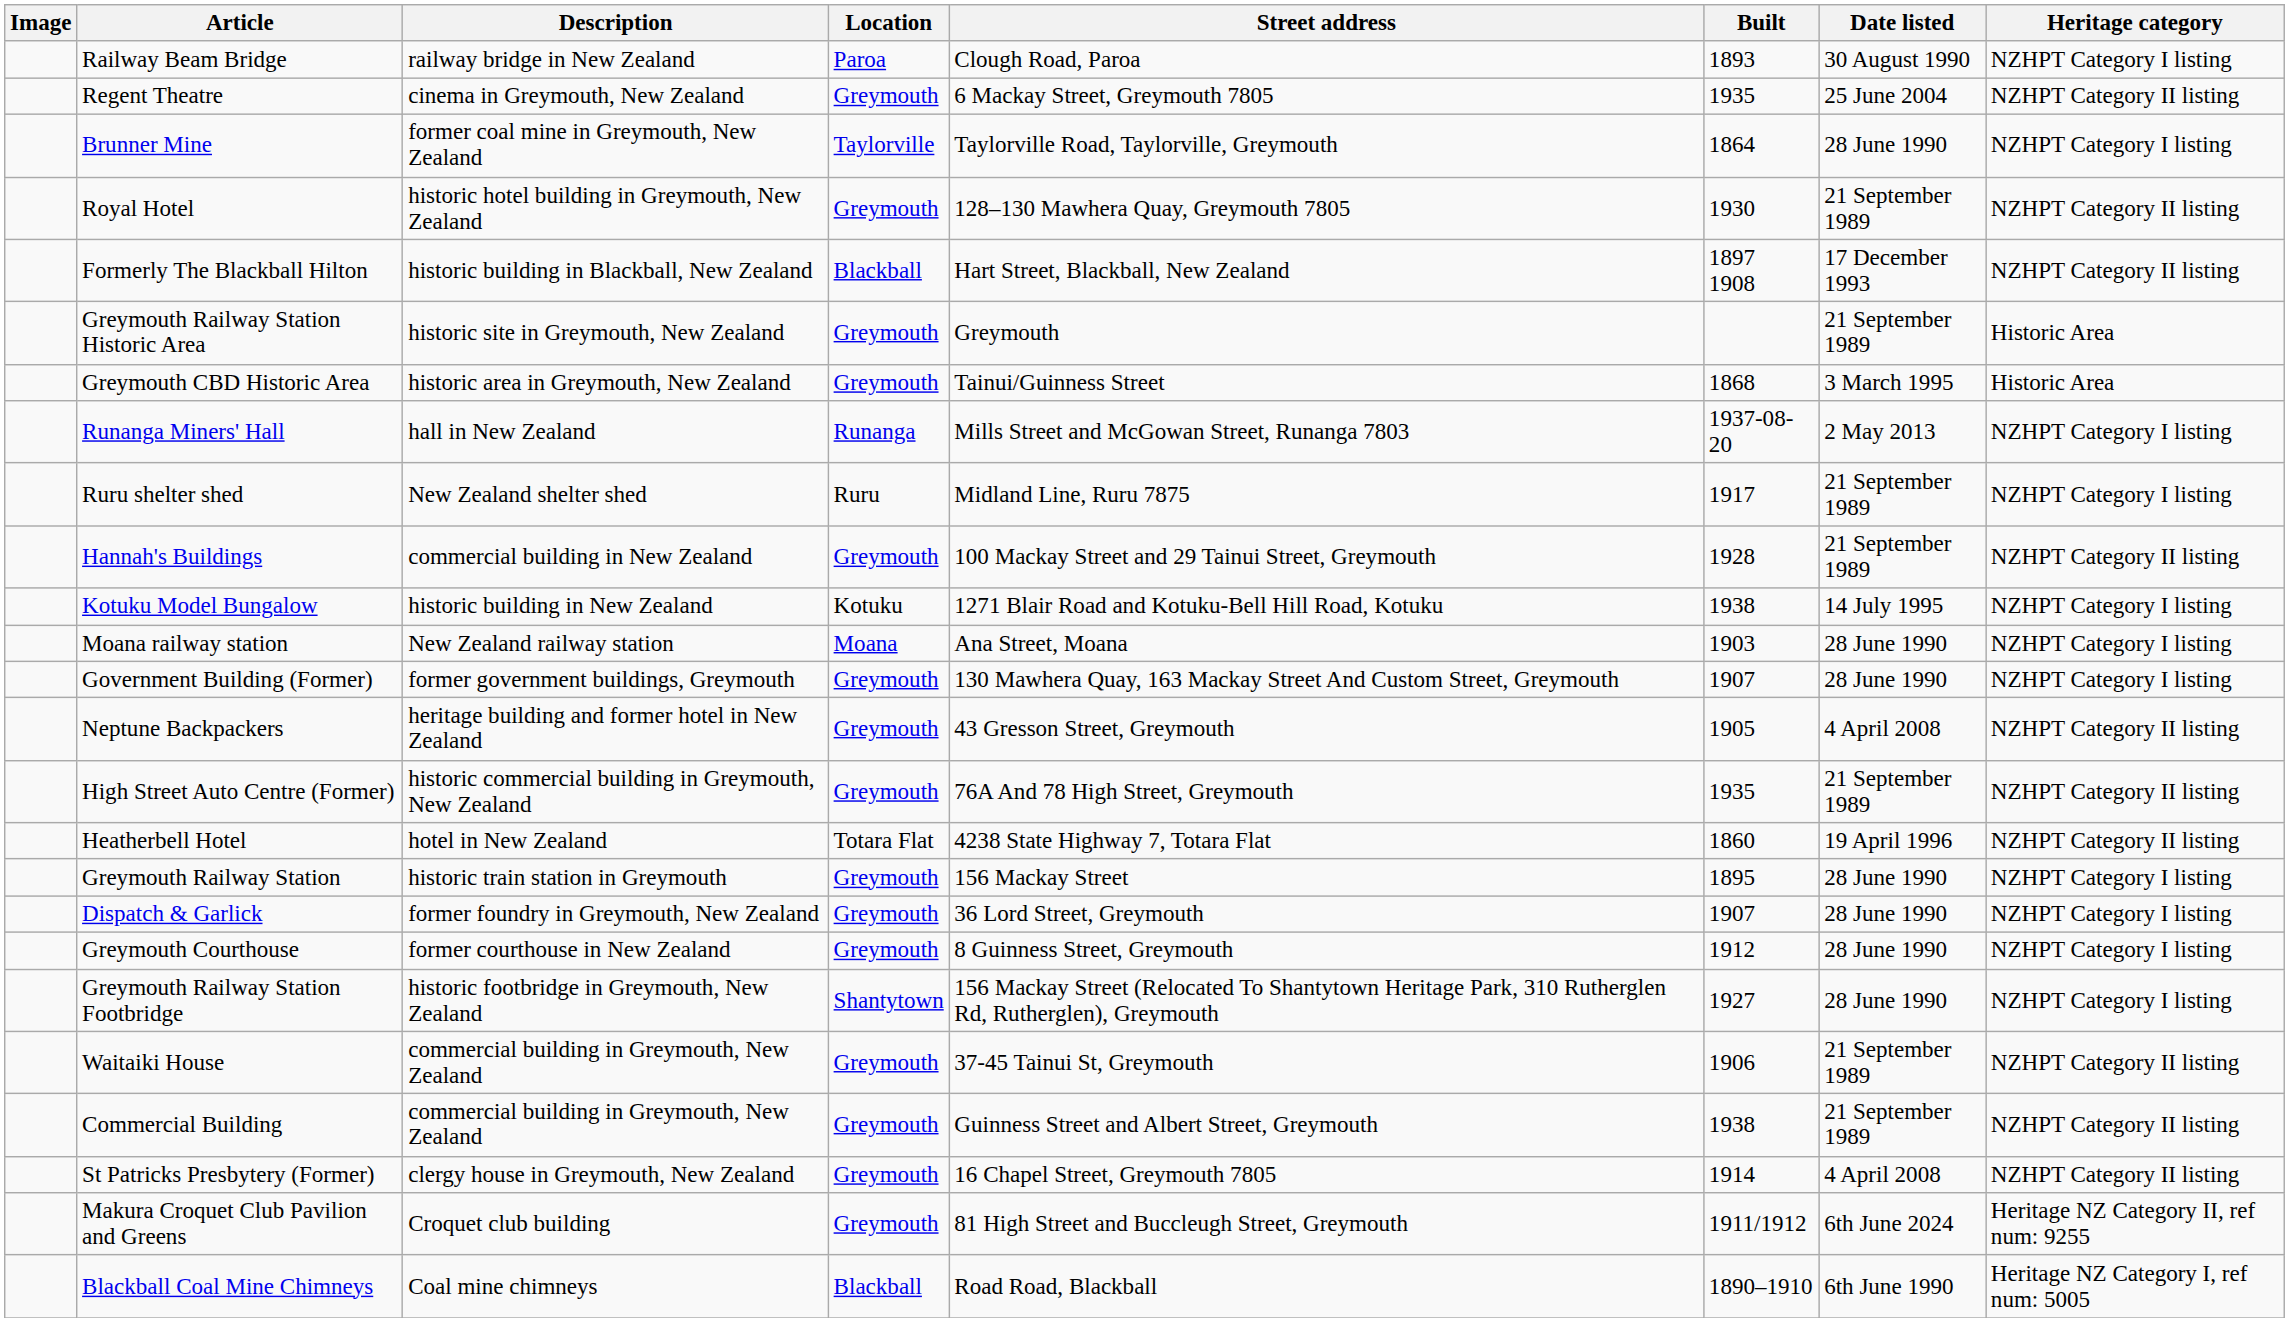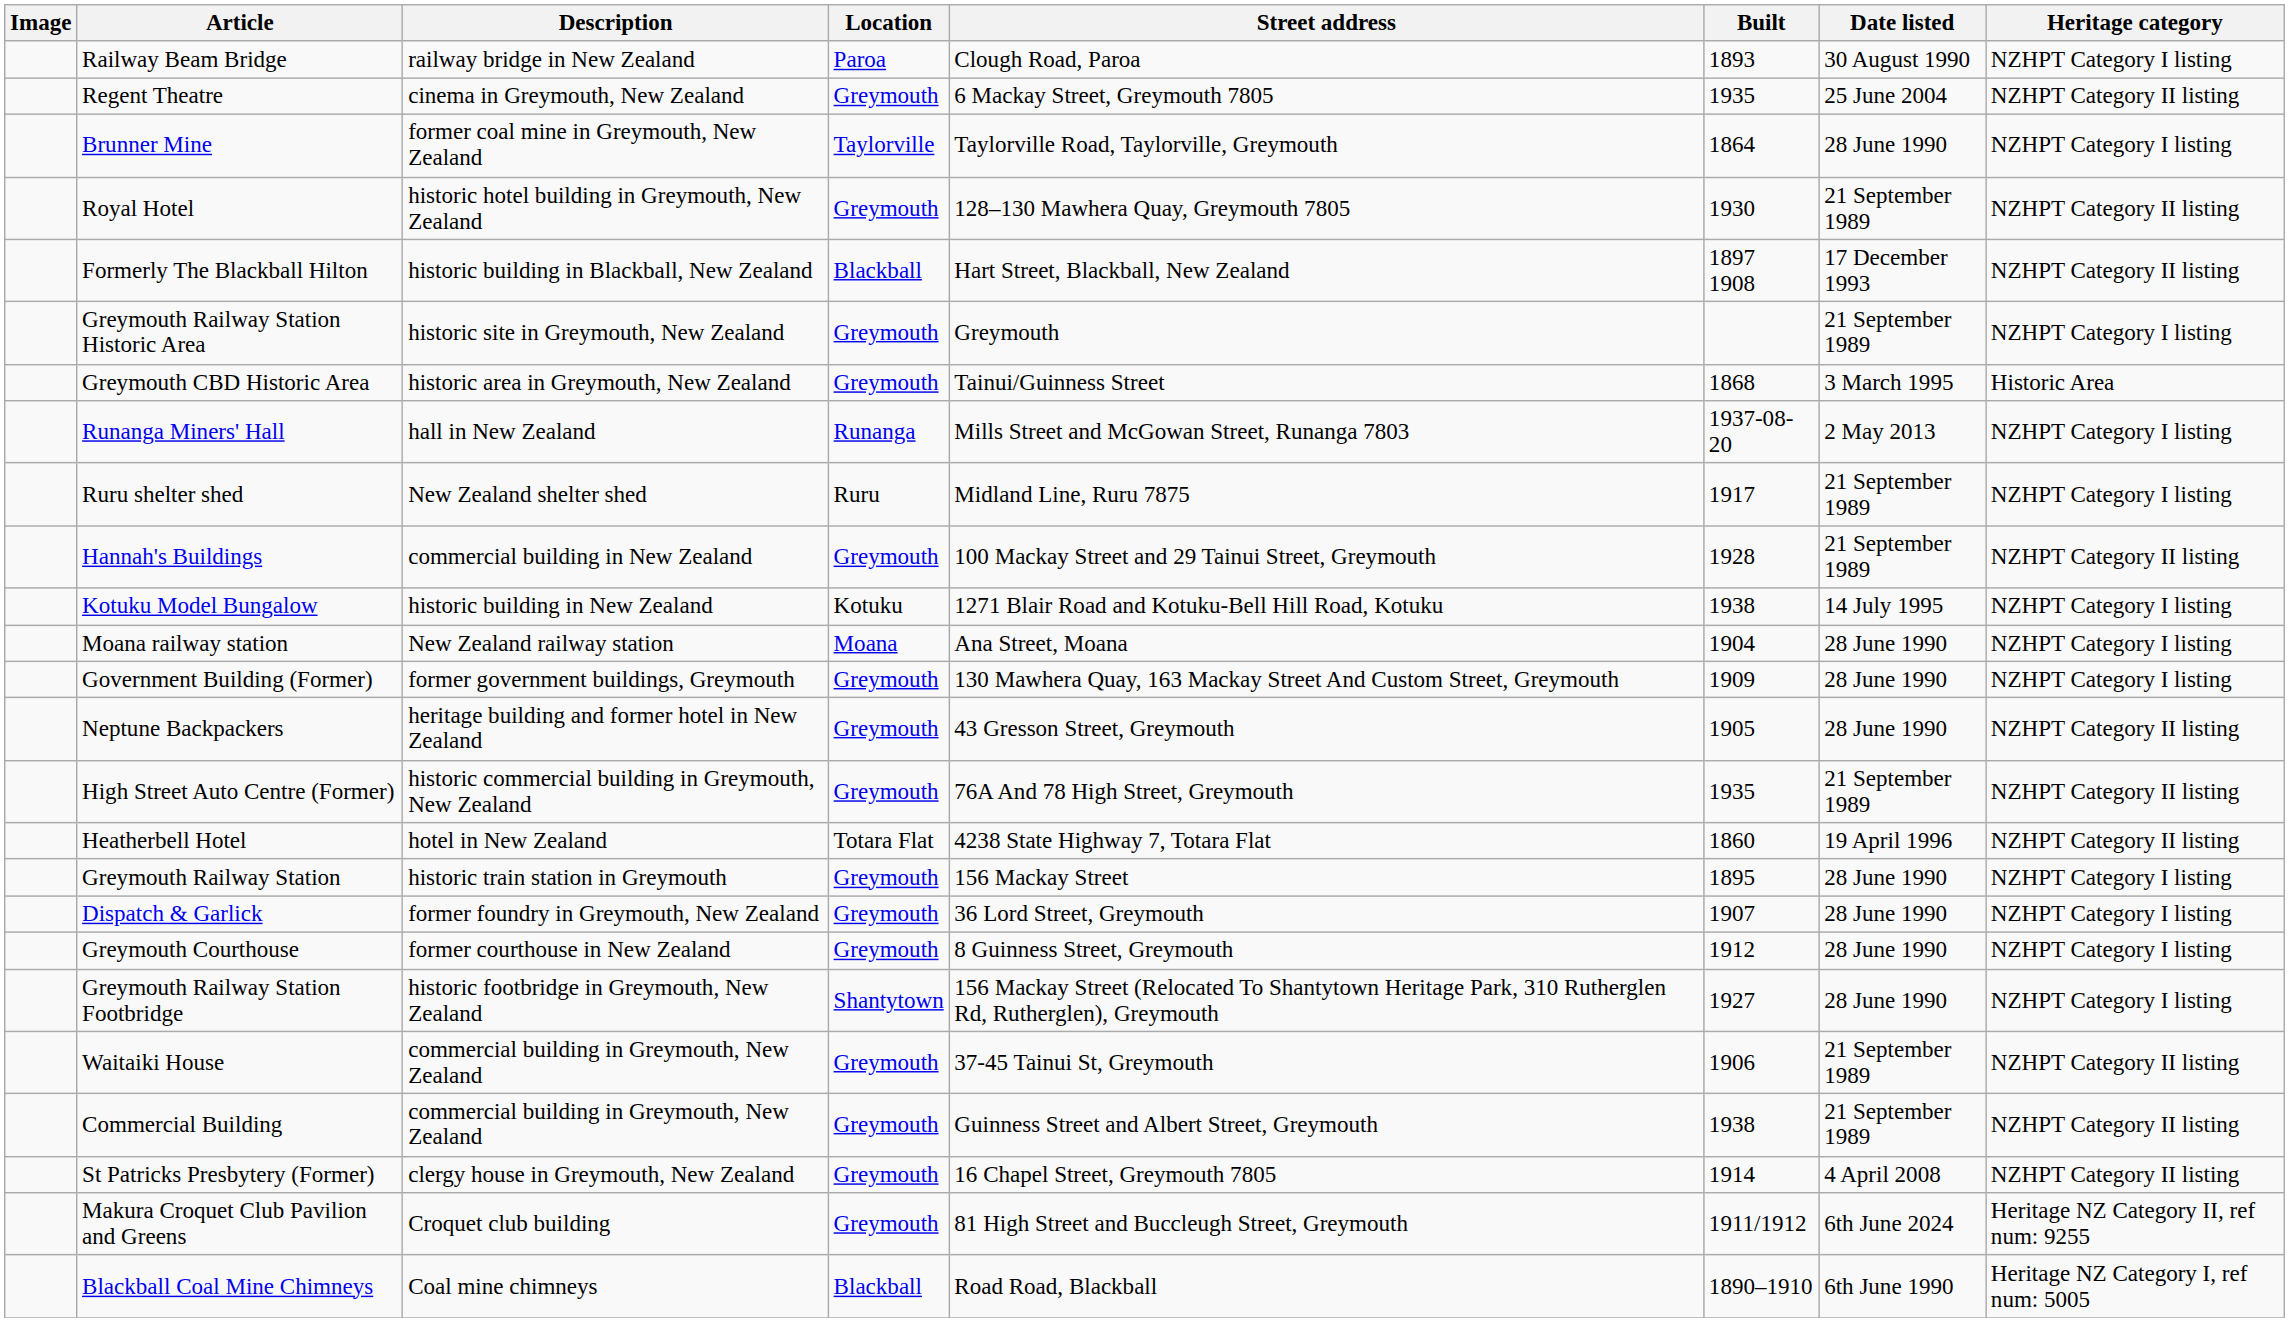(2053, 332) Historic Area -> (2111, 332) NZHPT Category I listing
(1732, 642) 1903 -> (1732, 642) 1904
(1732, 679) 1907 -> (1732, 679) 1909
(1882, 728) 4 April 2008 -> (1886, 728) 28 June 1990
